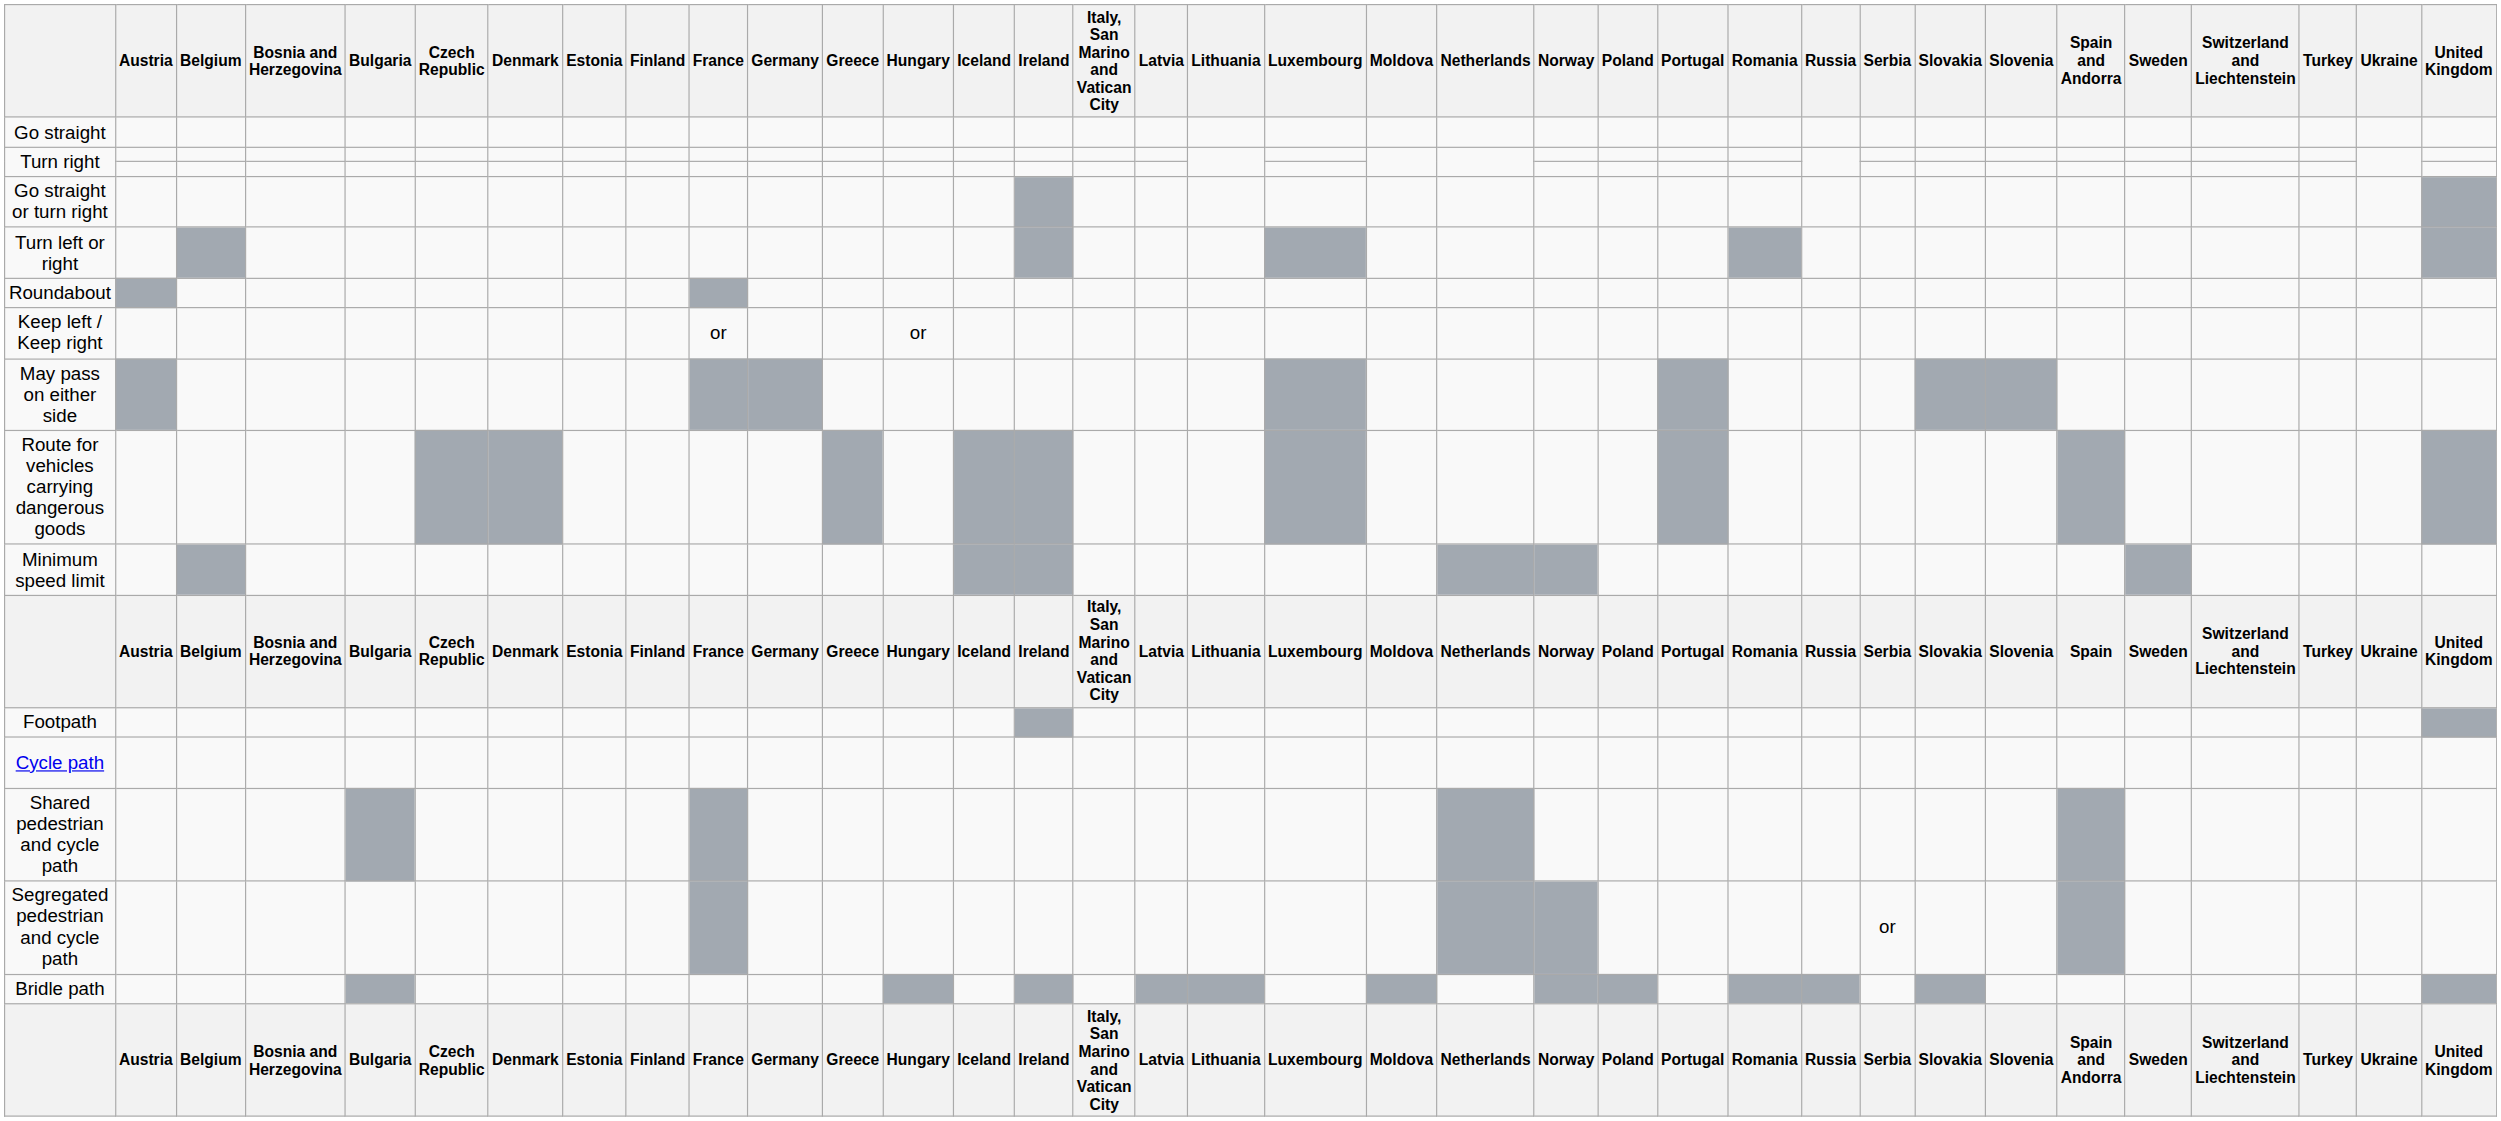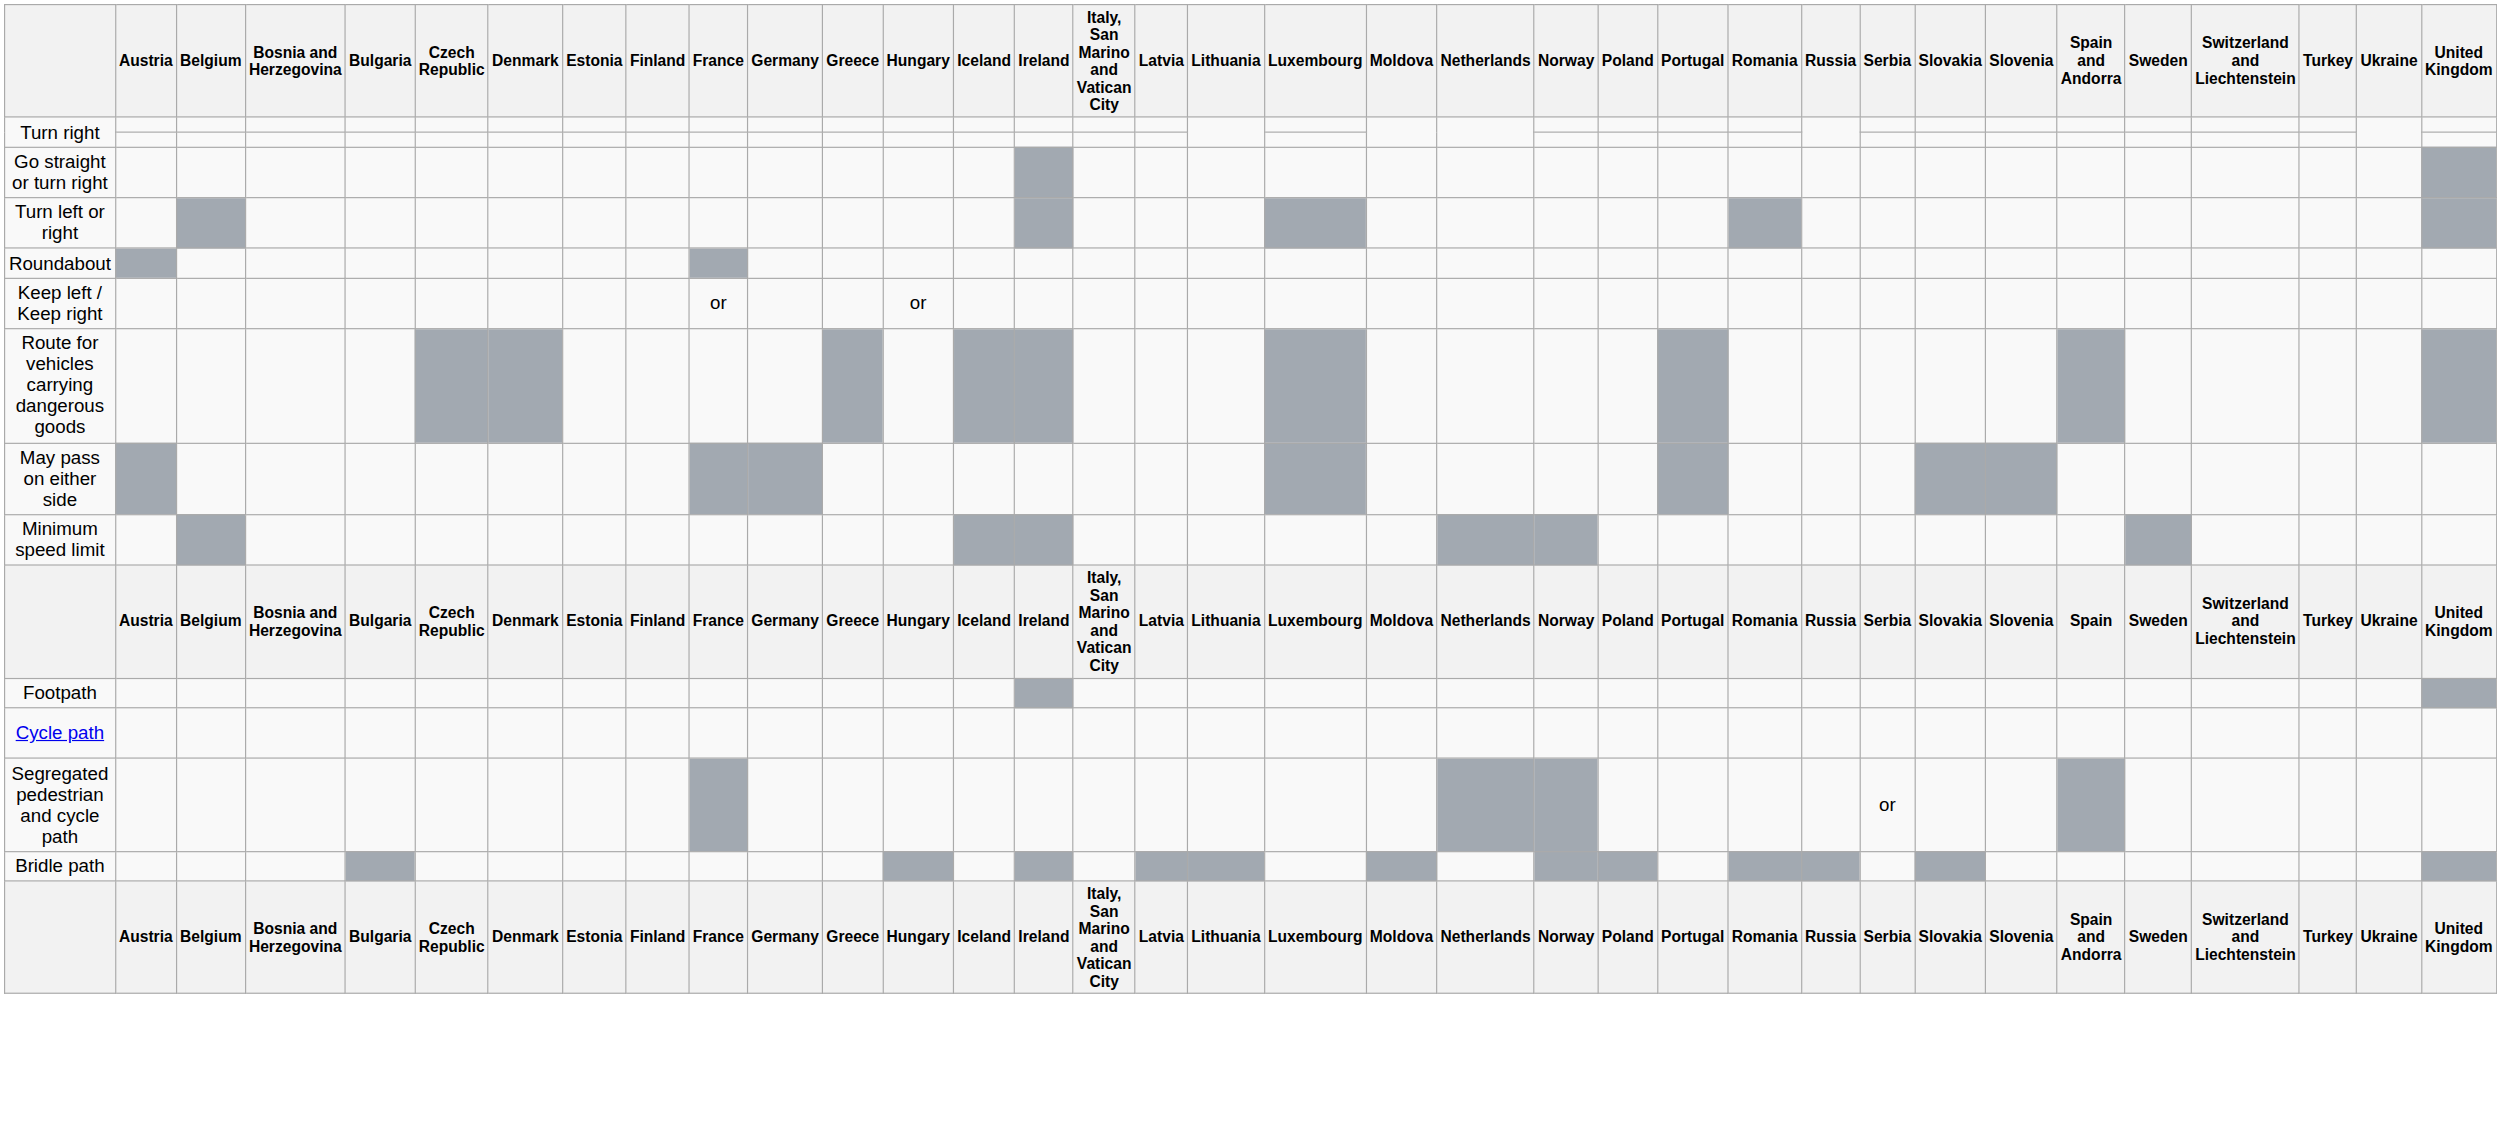- row: (60, 132)
rows swapped: (60, 394) <-> (60, 487)
- row: (60, 834)
